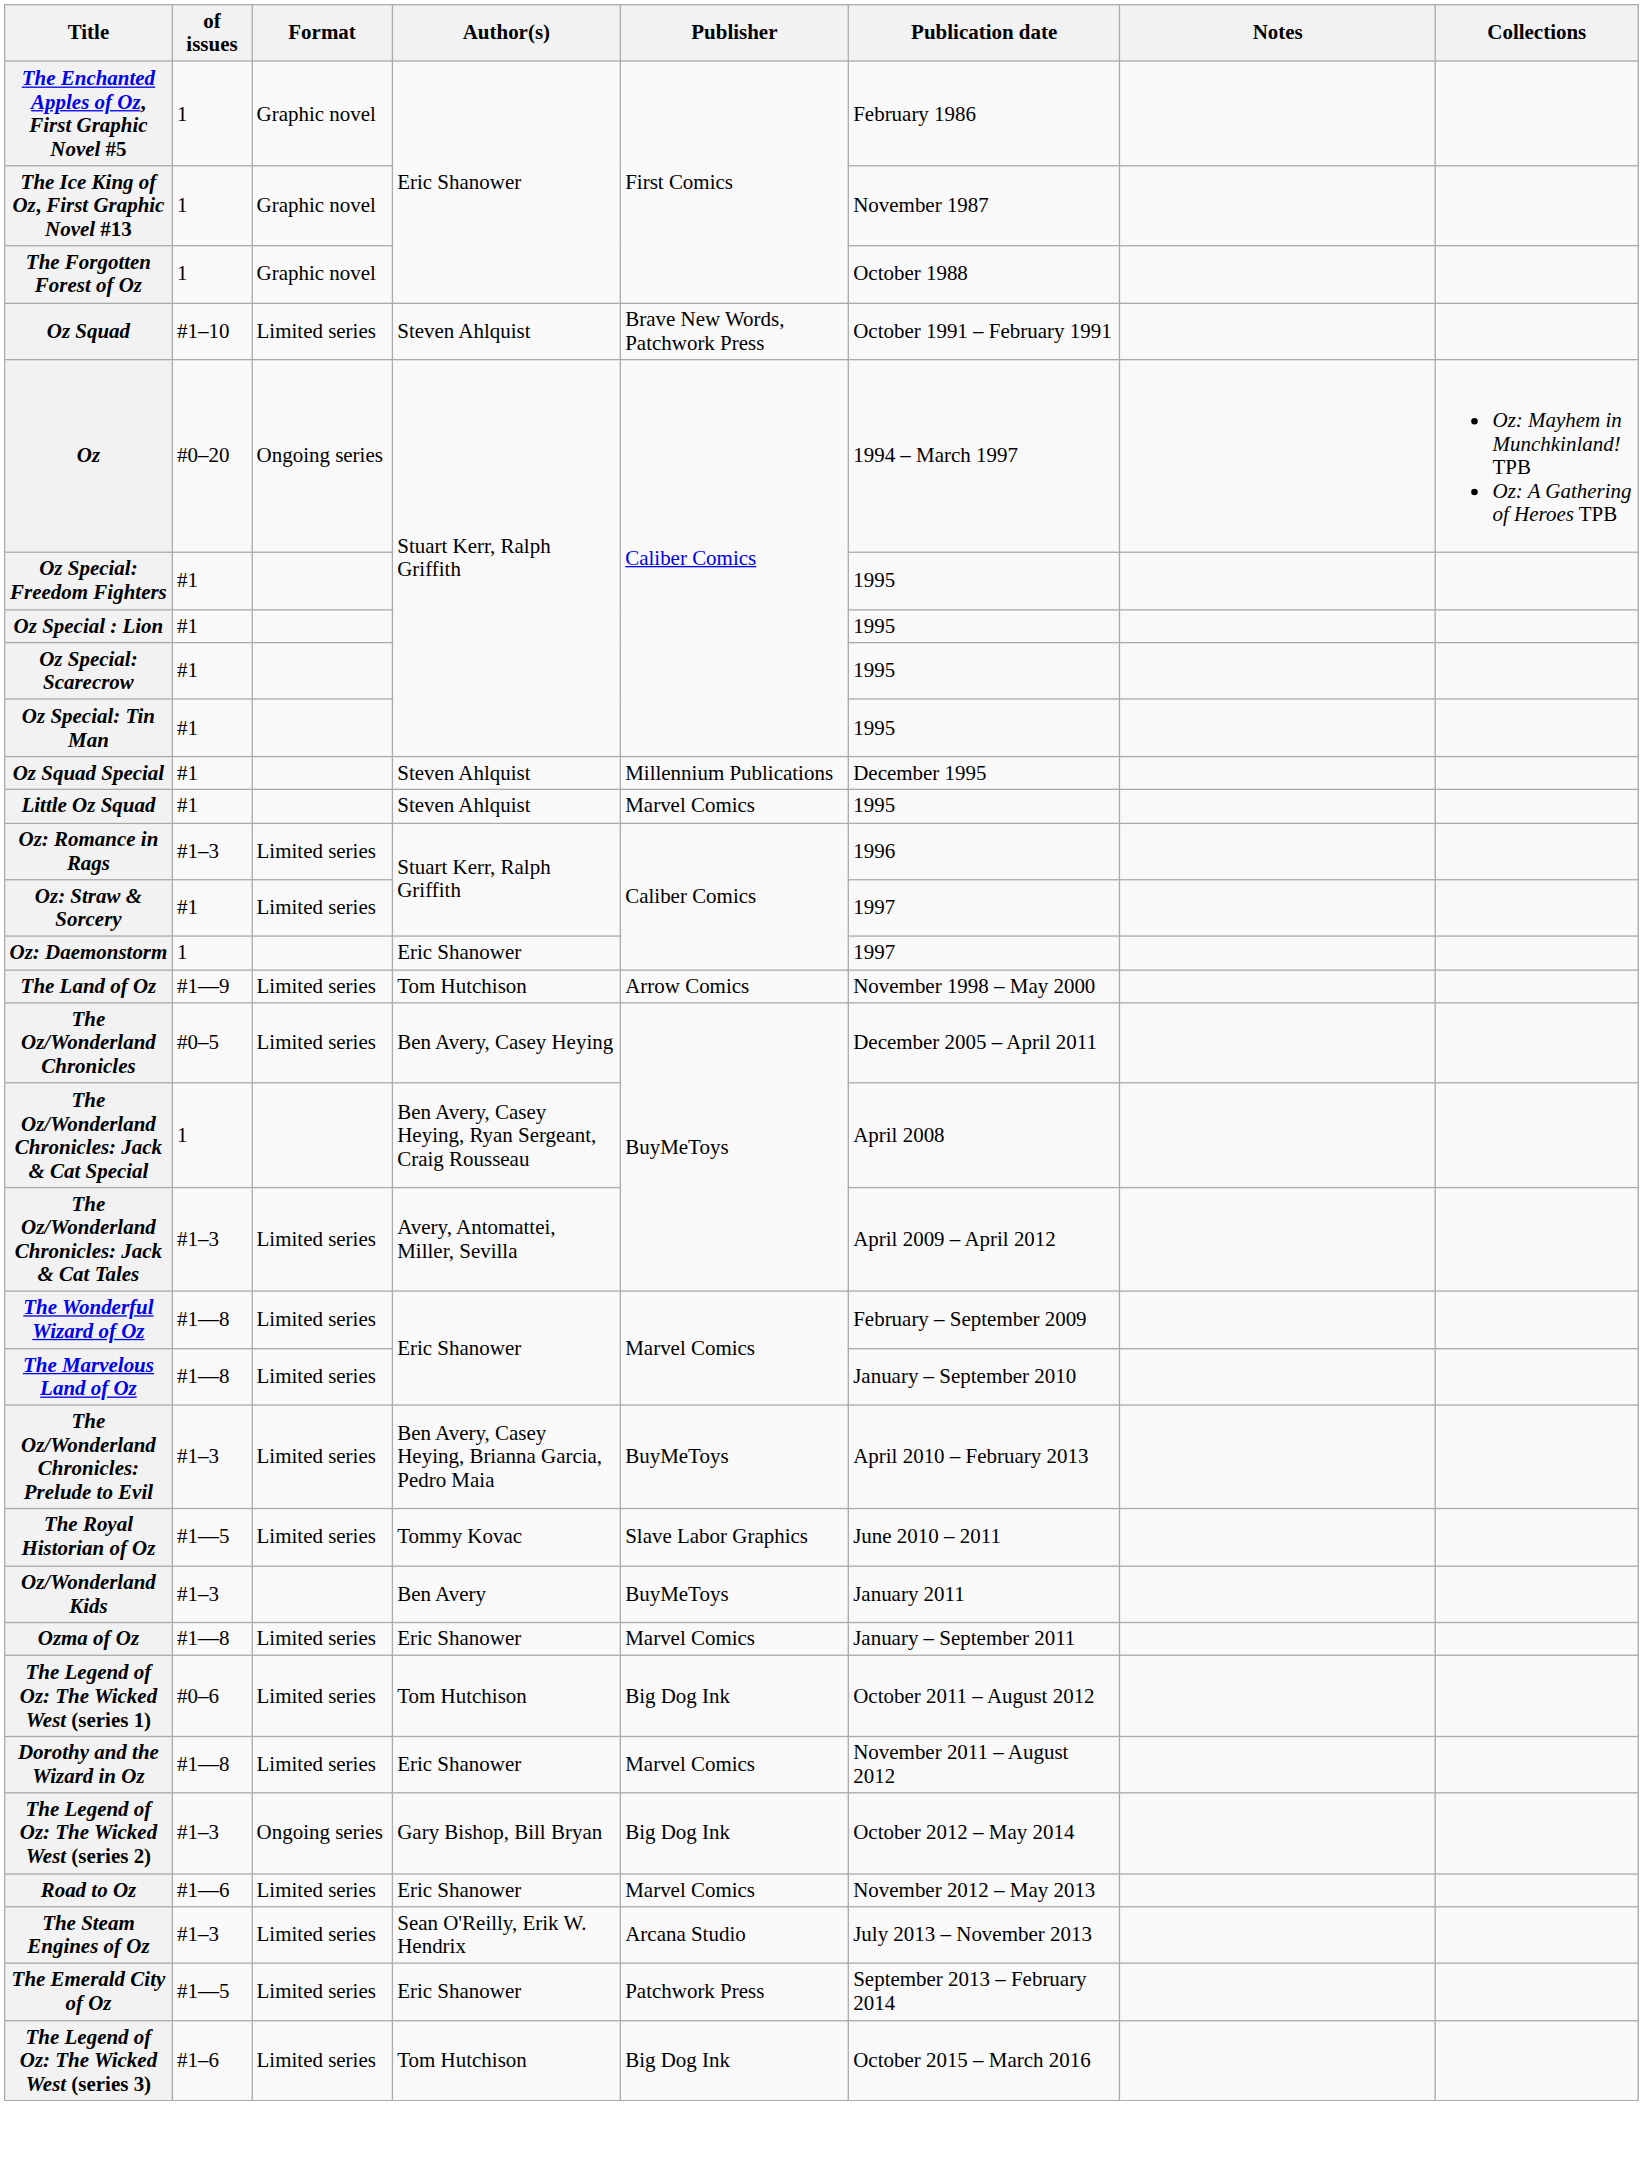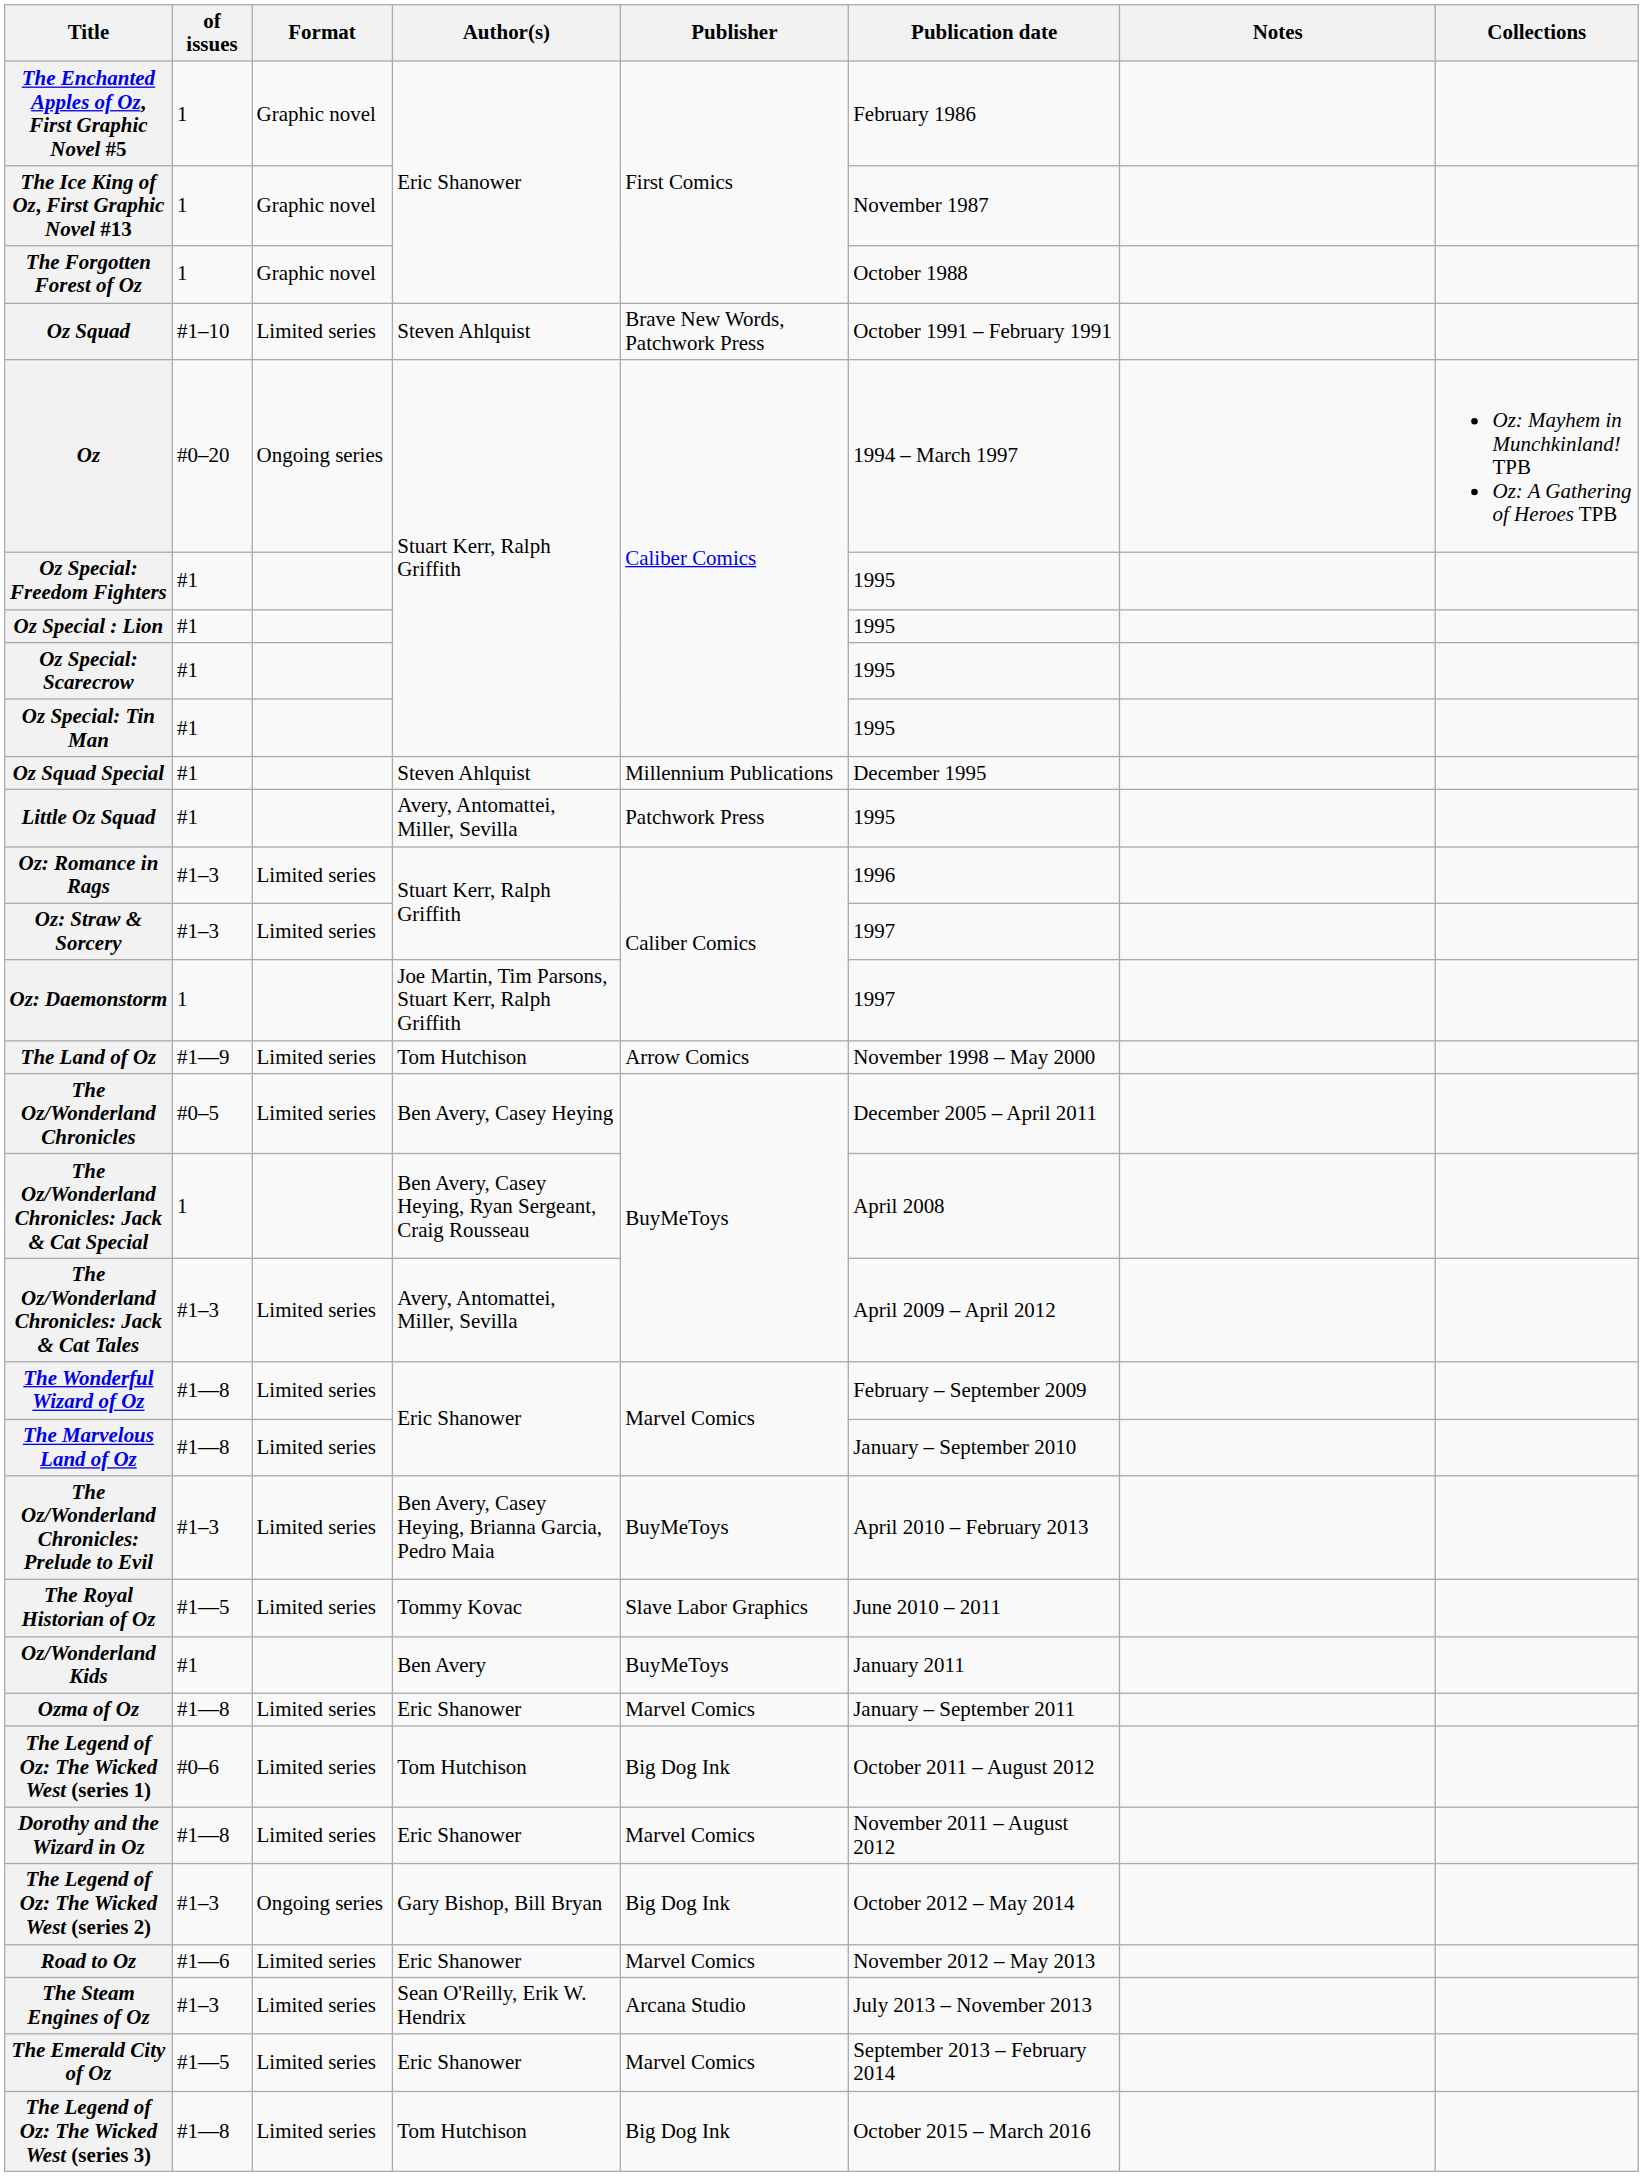(464, 805) Steven Ahlquist -> (476, 817) Avery, Antomattei, Miller, Sevilla
(690, 805) Marvel Comics -> (695, 817) Patchwork Press
(188, 907) #1 -> (198, 931) #1–3
(459, 952) Eric Shanower -> (502, 1000) Joe Martin, Tim Parsons, Stuart Kerr, Ralph Griffith
(198, 1593) #1–3 -> (188, 1664) #1
(695, 1991) Patchwork Press -> (690, 2062) Marvel Comics
(198, 2060) #1–6 -> (203, 2131) #1—8
